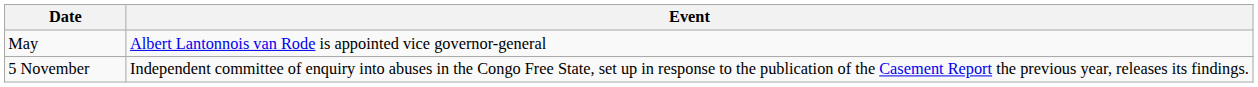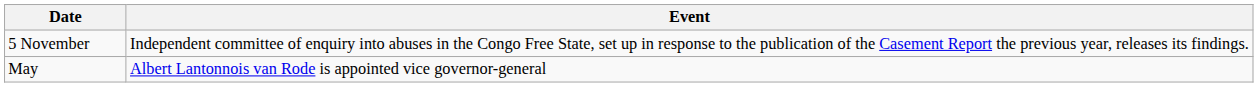rows swapped: (23, 43) <-> (49, 69)
